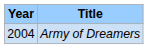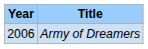(21, 33) 2004 -> (21, 33) 2006
